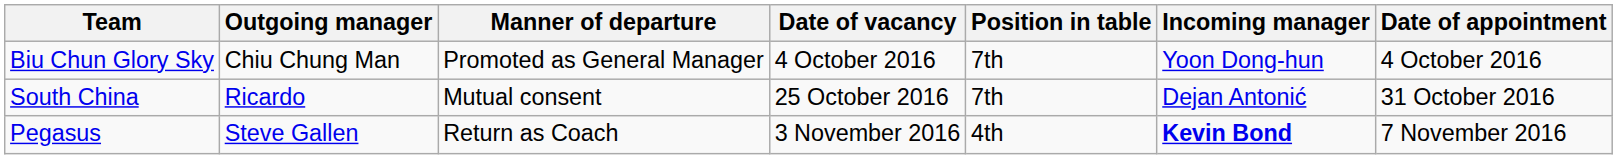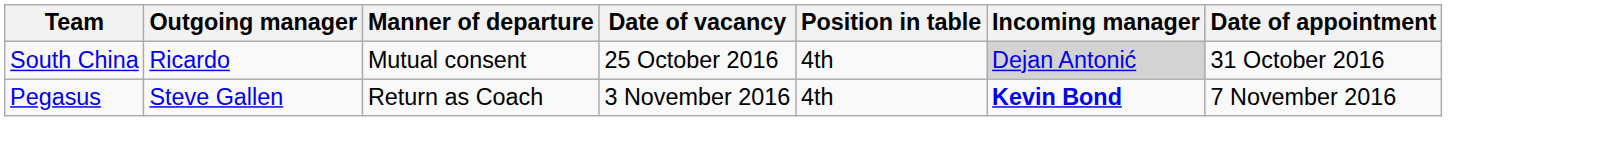- row: (112, 60)
(987, 97) 7th -> (817, 60) 4th
(1234, 97) no background -> (1064, 60) lightgrey background
